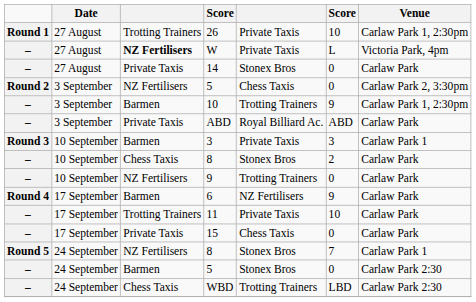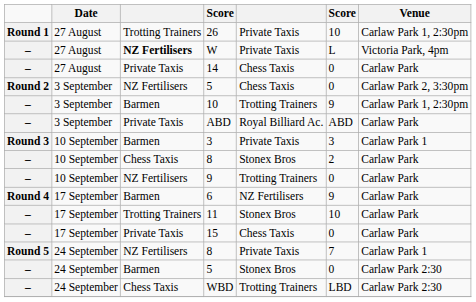(267, 68) Stonex Bros -> (267, 68) Chess Taxis
(269, 214) Private Taxis -> (267, 214) Stonex Bros
(267, 251) Stonex Bros -> (269, 251) Private Taxis
